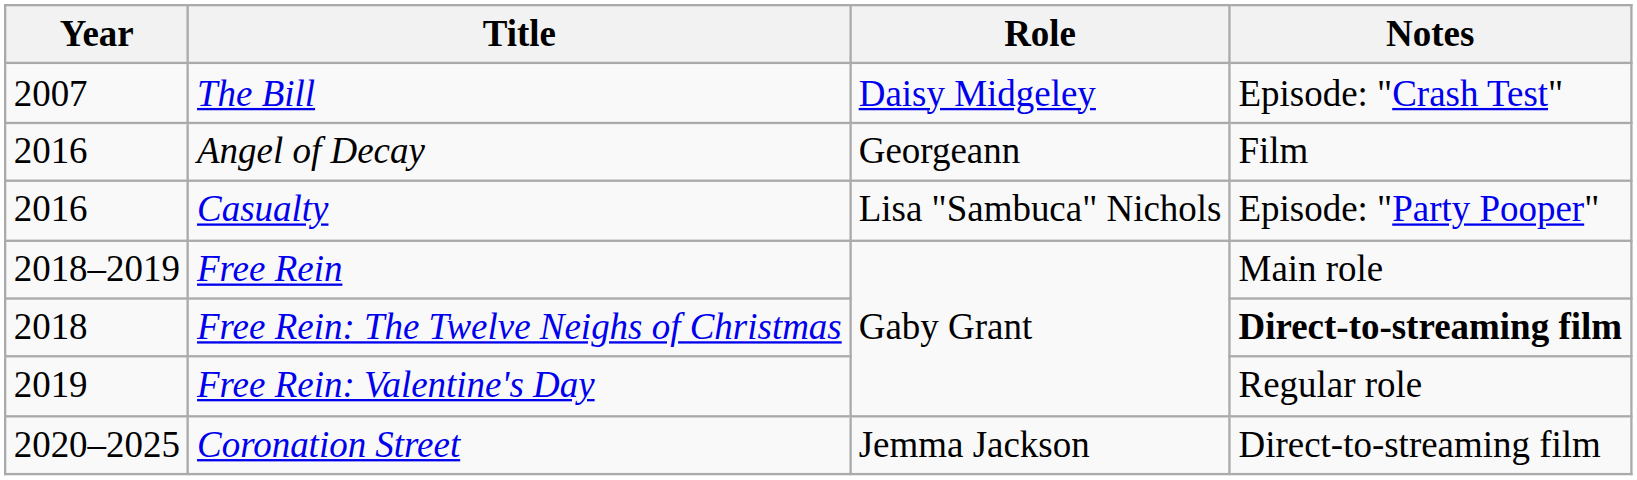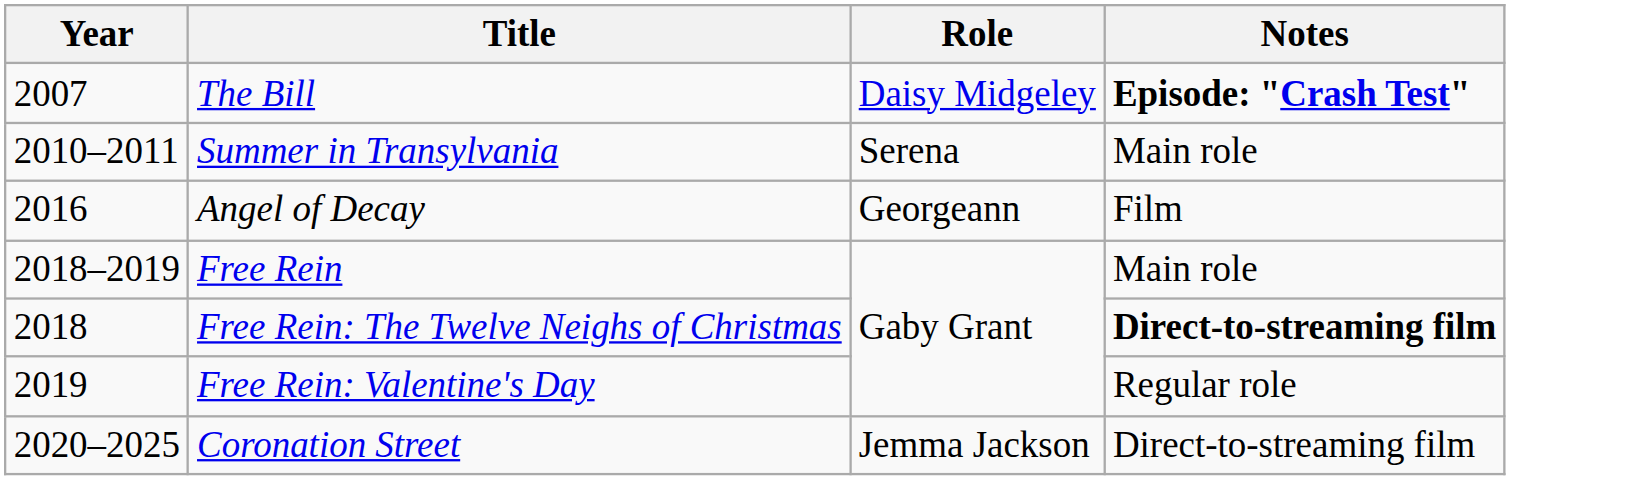(1401, 92) normal -> (1292, 92) bold
+ row: (378, 151)
- row: (263, 209)
